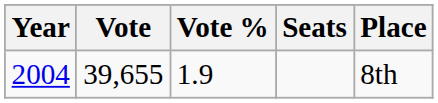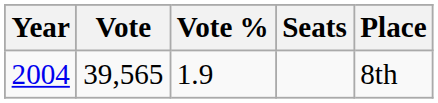(123, 73) 39,655 -> (123, 73) 39,565
